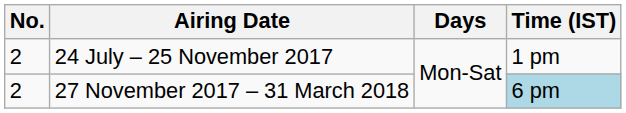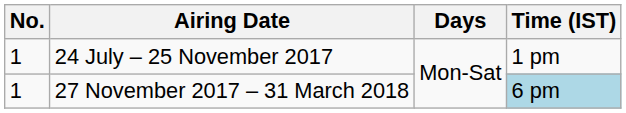(16, 56) 2 -> (16, 56) 1
(16, 90) 2 -> (16, 90) 1
